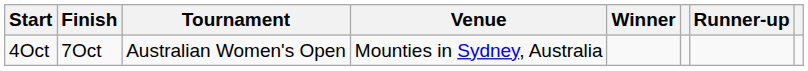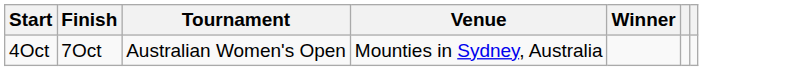- column: (742, 20)
